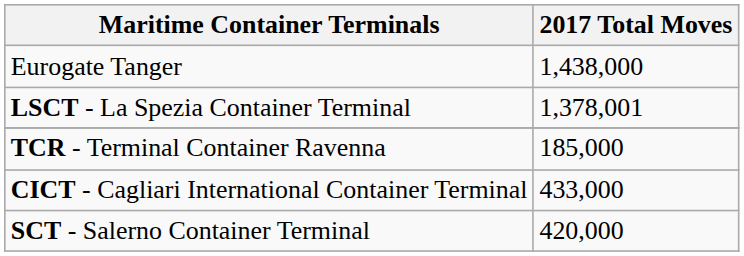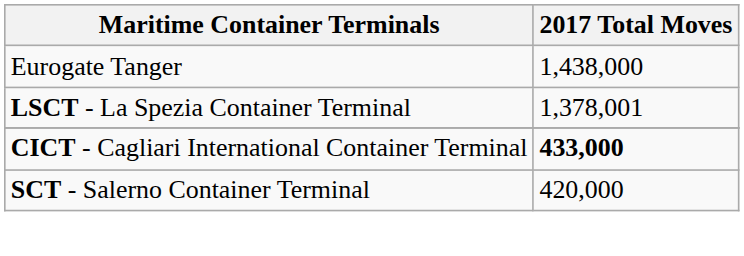- row: (198, 148)
(582, 189) normal -> (582, 148) bold
